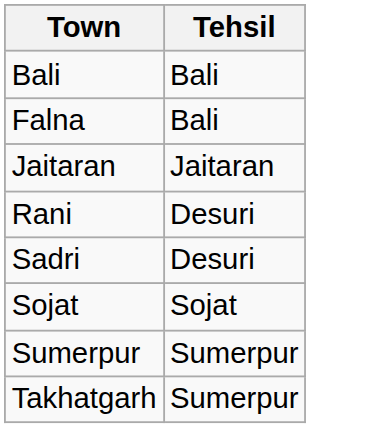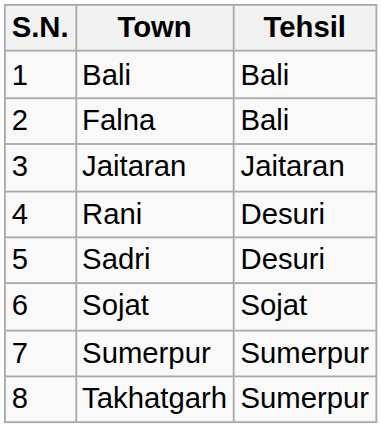+ column: (40, 27)
